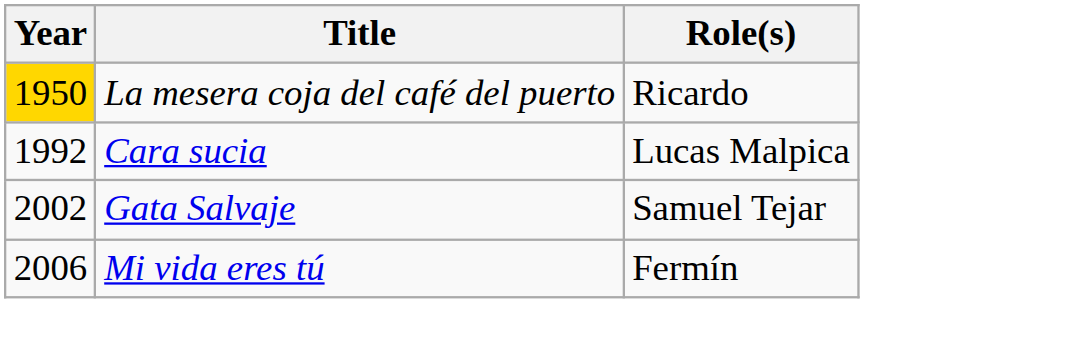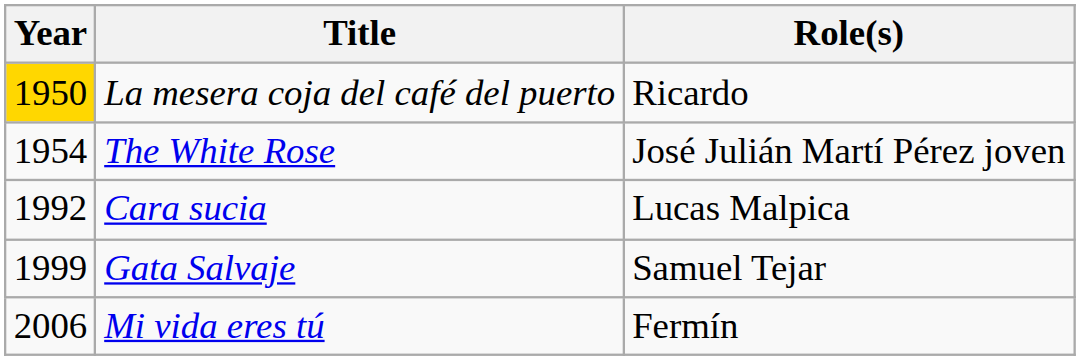+ row: (220, 150)
(50, 208) 2002 -> (50, 267) 1999
